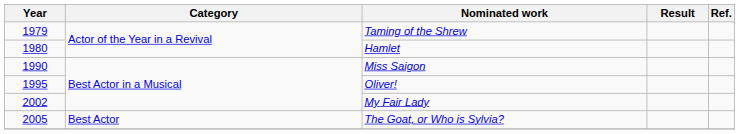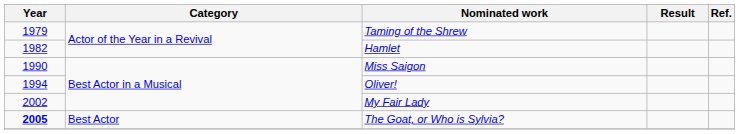(35, 48) 1980 -> (35, 48) 1982
(35, 84) 1995 -> (35, 84) 1994
(35, 119) normal -> (35, 119) bold
